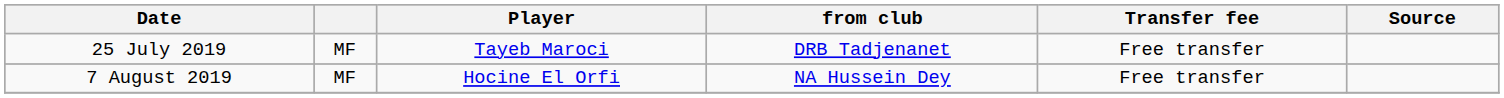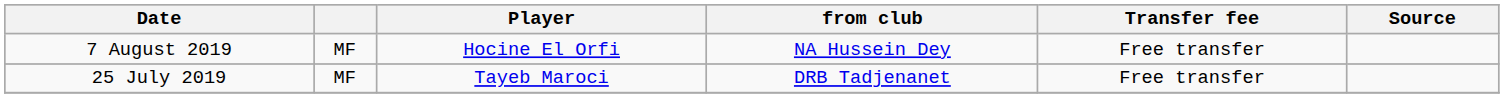rows swapped: (159, 49) <-> (159, 78)
